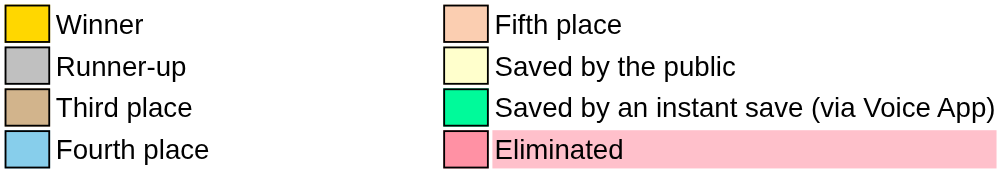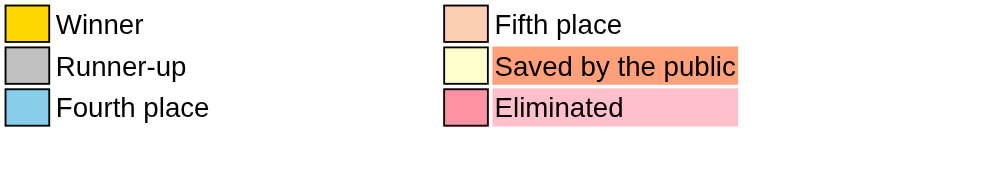(615, 66) no background -> (615, 66) lightsalmon background
- row: (124, 107)
